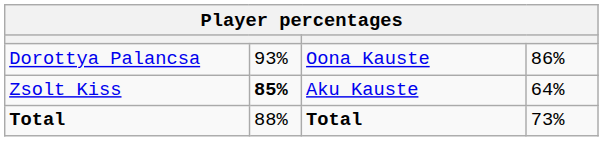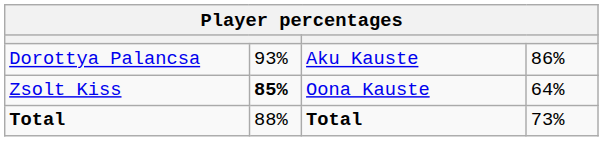(368, 59) Oona Kauste -> (362, 59) Aku Kauste
(362, 90) Aku Kauste -> (368, 90) Oona Kauste
